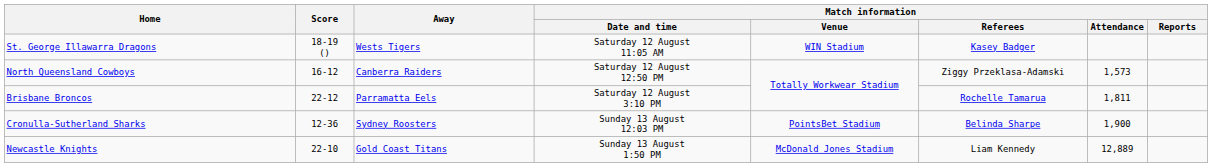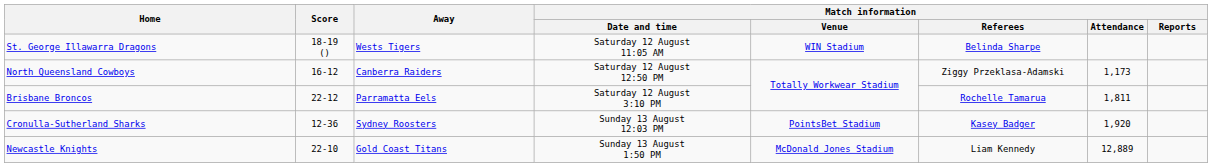(1003, 47) Kasey Badger -> (1003, 47) Belinda Sharpe
(1117, 72) 1,573 -> (1117, 72) 1,173
(1003, 123) Belinda Sharpe -> (1003, 123) Kasey Badger
(1117, 123) 1,900 -> (1117, 123) 1,920
